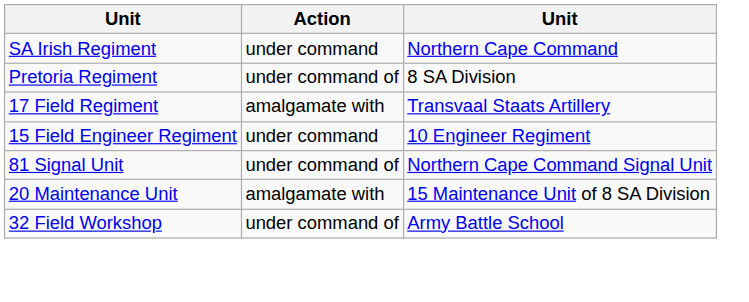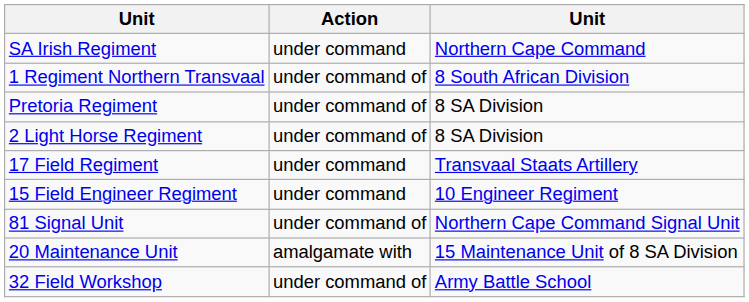+ row: (137, 77)
+ row: (105, 135)
(315, 106) amalgamate with -> (339, 164) under command
